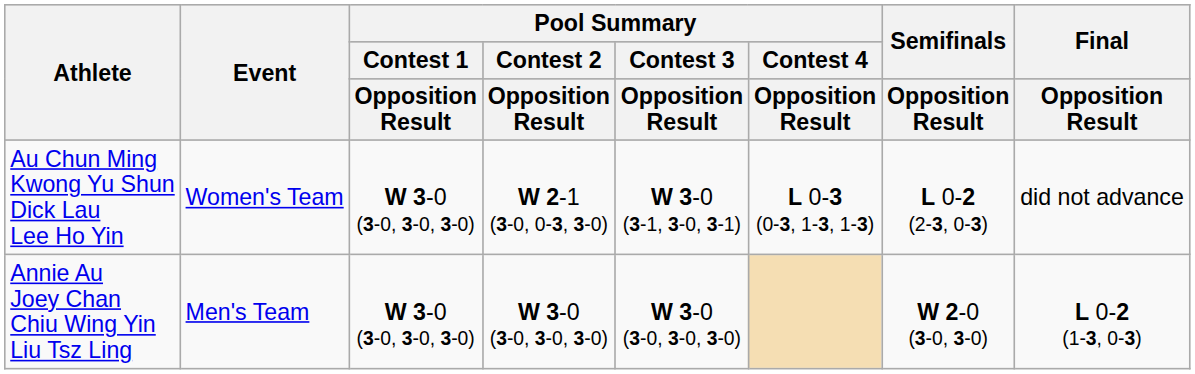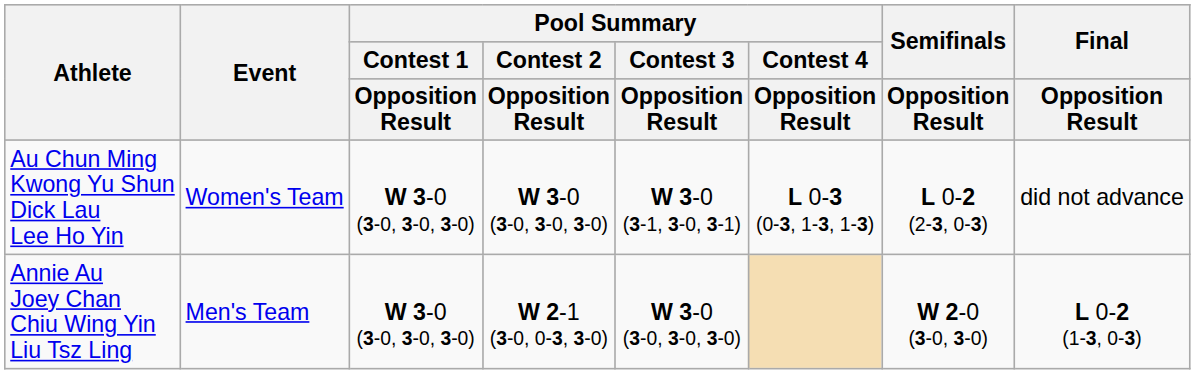(549, 211) W 2-1 (3-0, 0-3, 3-0) -> (549, 211) W 3-0 (3-0, 3-0, 3-0)
(549, 325) W 3-0 (3-0, 3-0, 3-0) -> (549, 325) W 2-1 (3-0, 0-3, 3-0)
